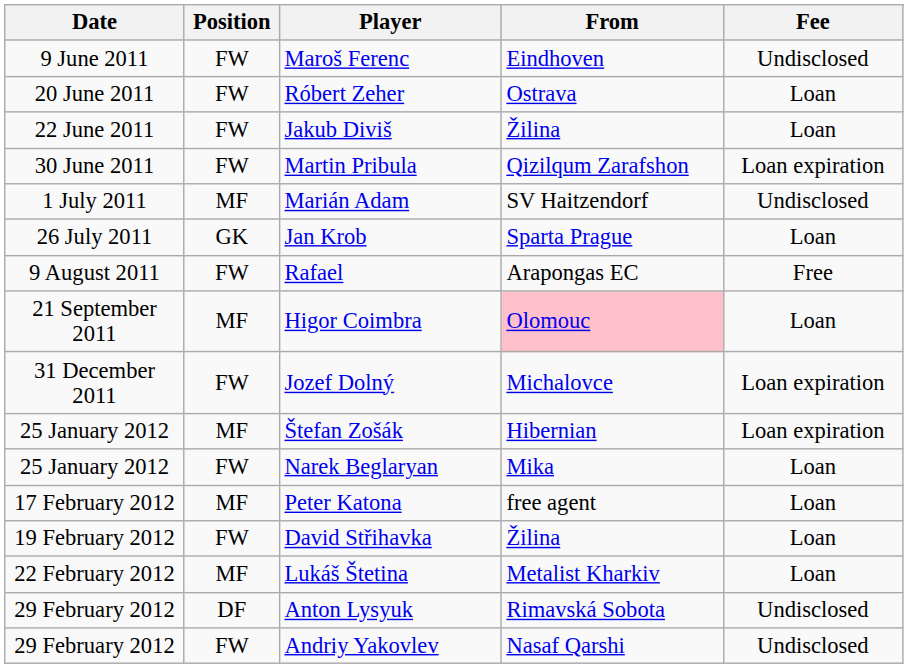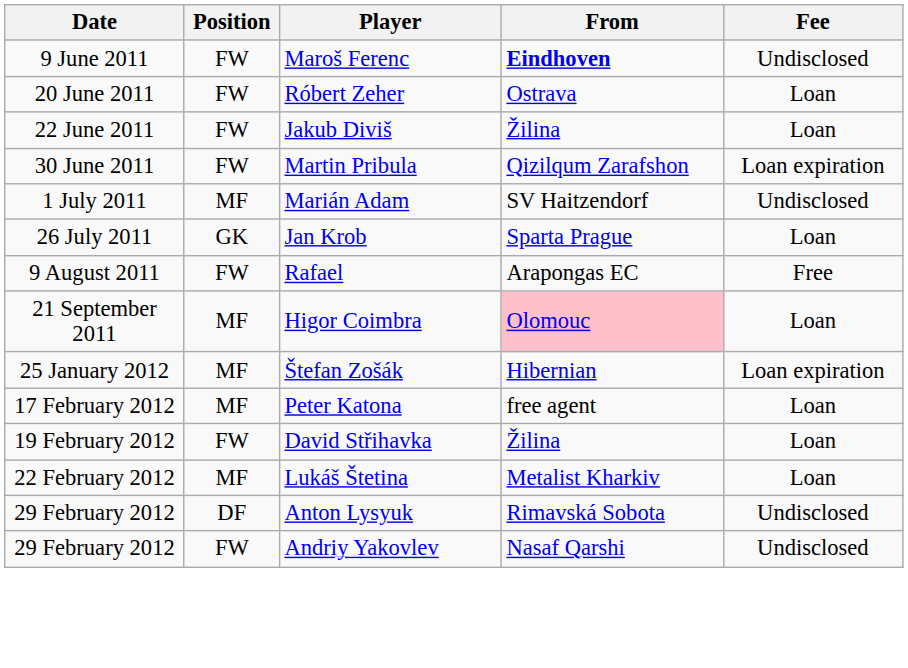(555, 58) normal -> (558, 58) bold
- row: (339, 382)
- row: (361, 466)
